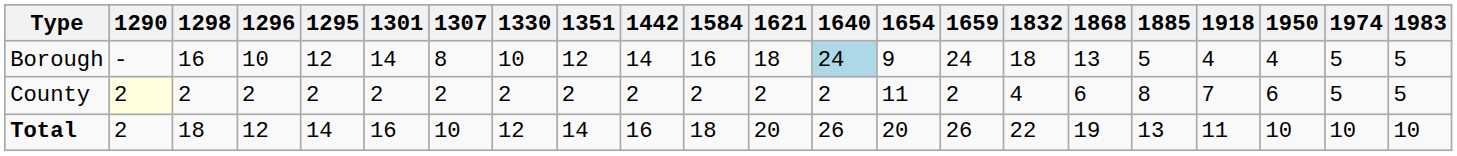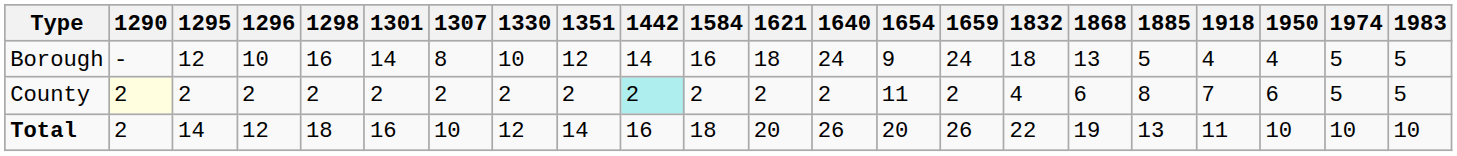columns swapped: (333, 23) <-> (205, 23)
(831, 59) lightblue background -> (831, 59) no background
(633, 95) no background -> (633, 95) paleturquoise background
